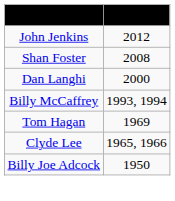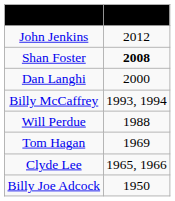(137, 57) normal -> (137, 57) bold
+ row: (54, 121)
